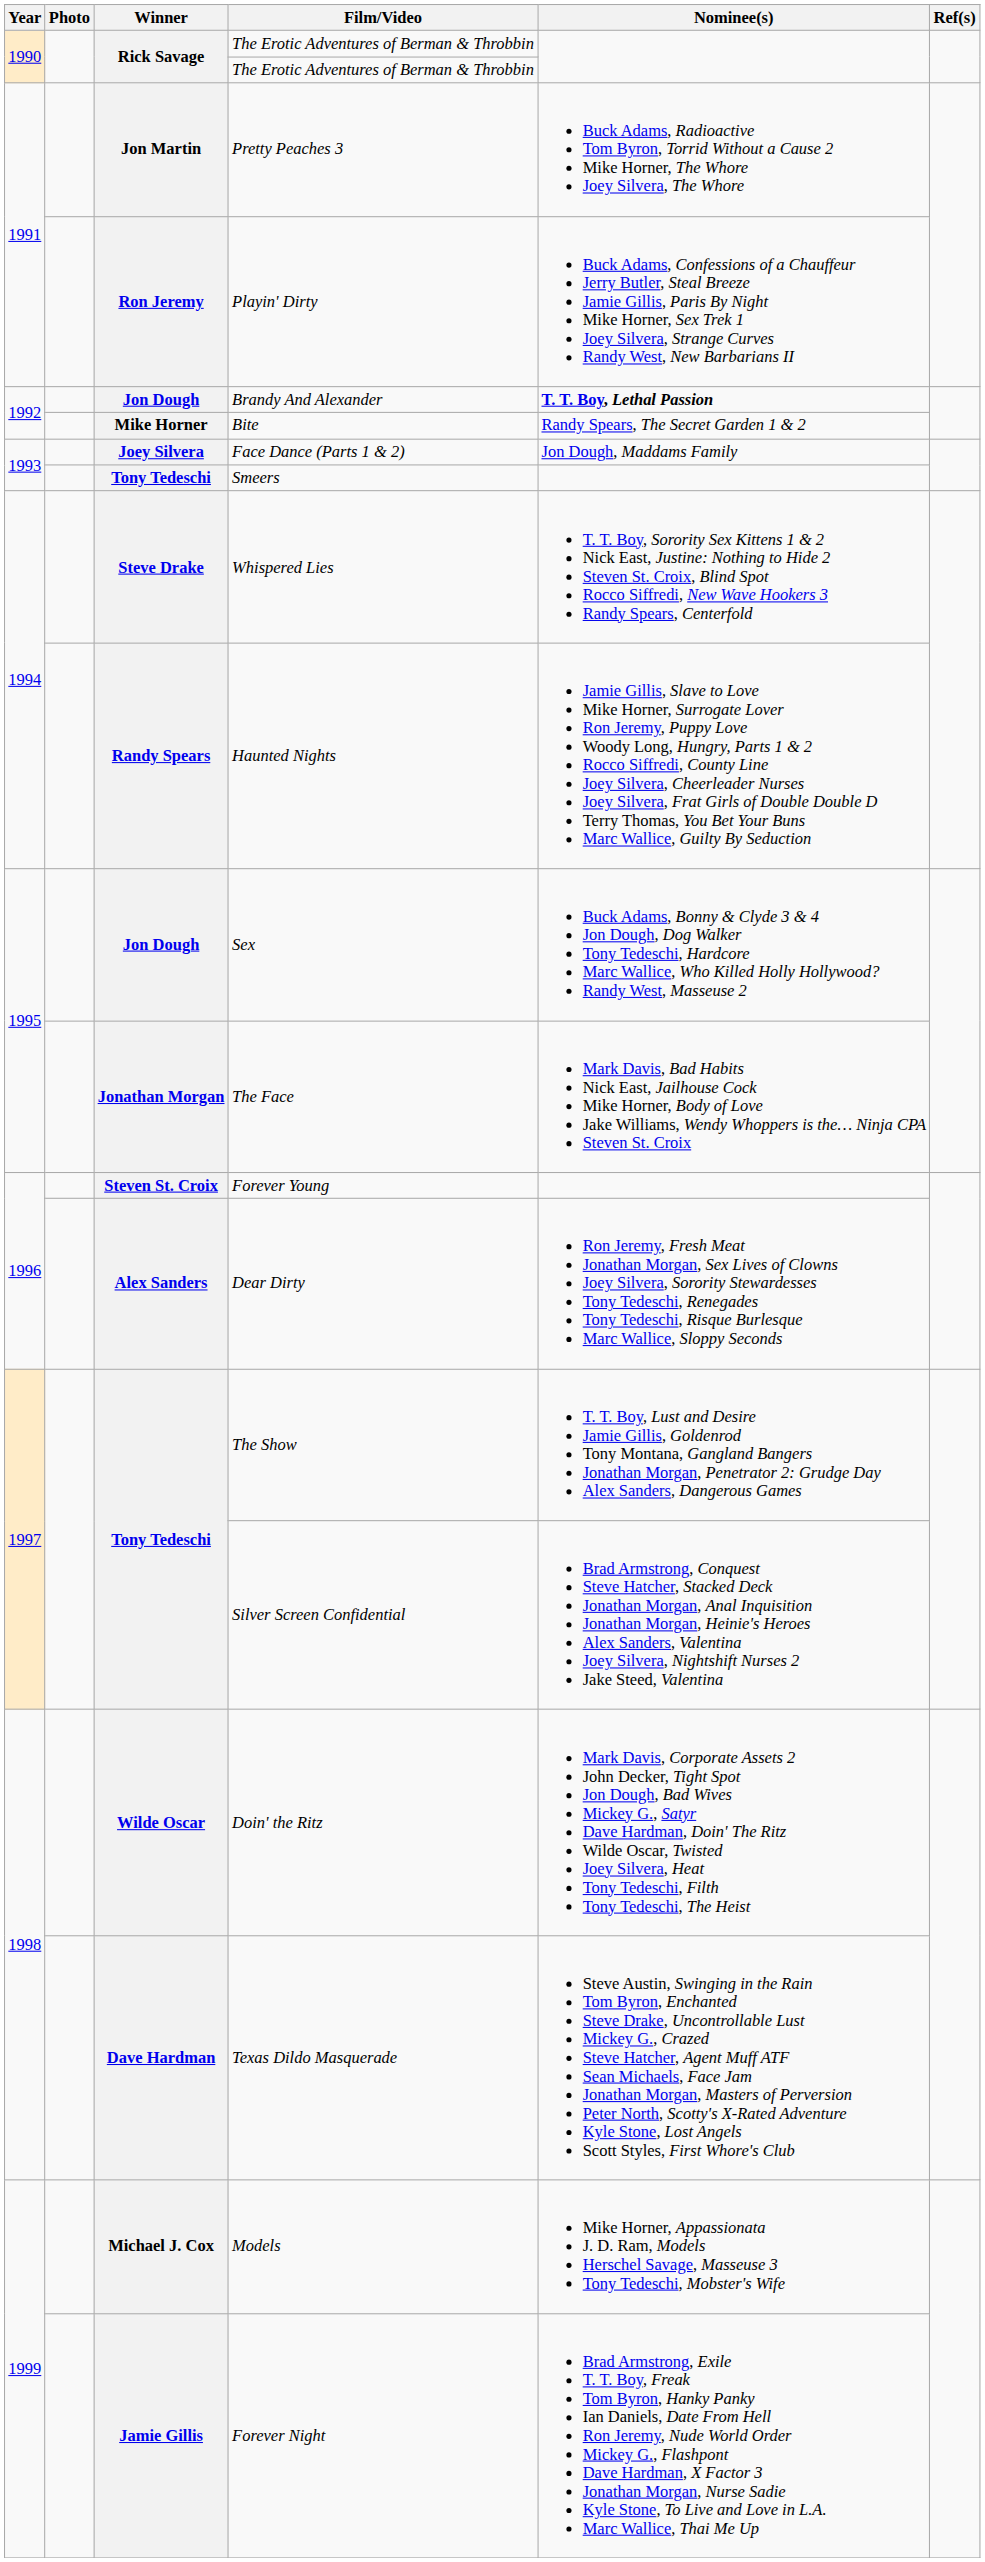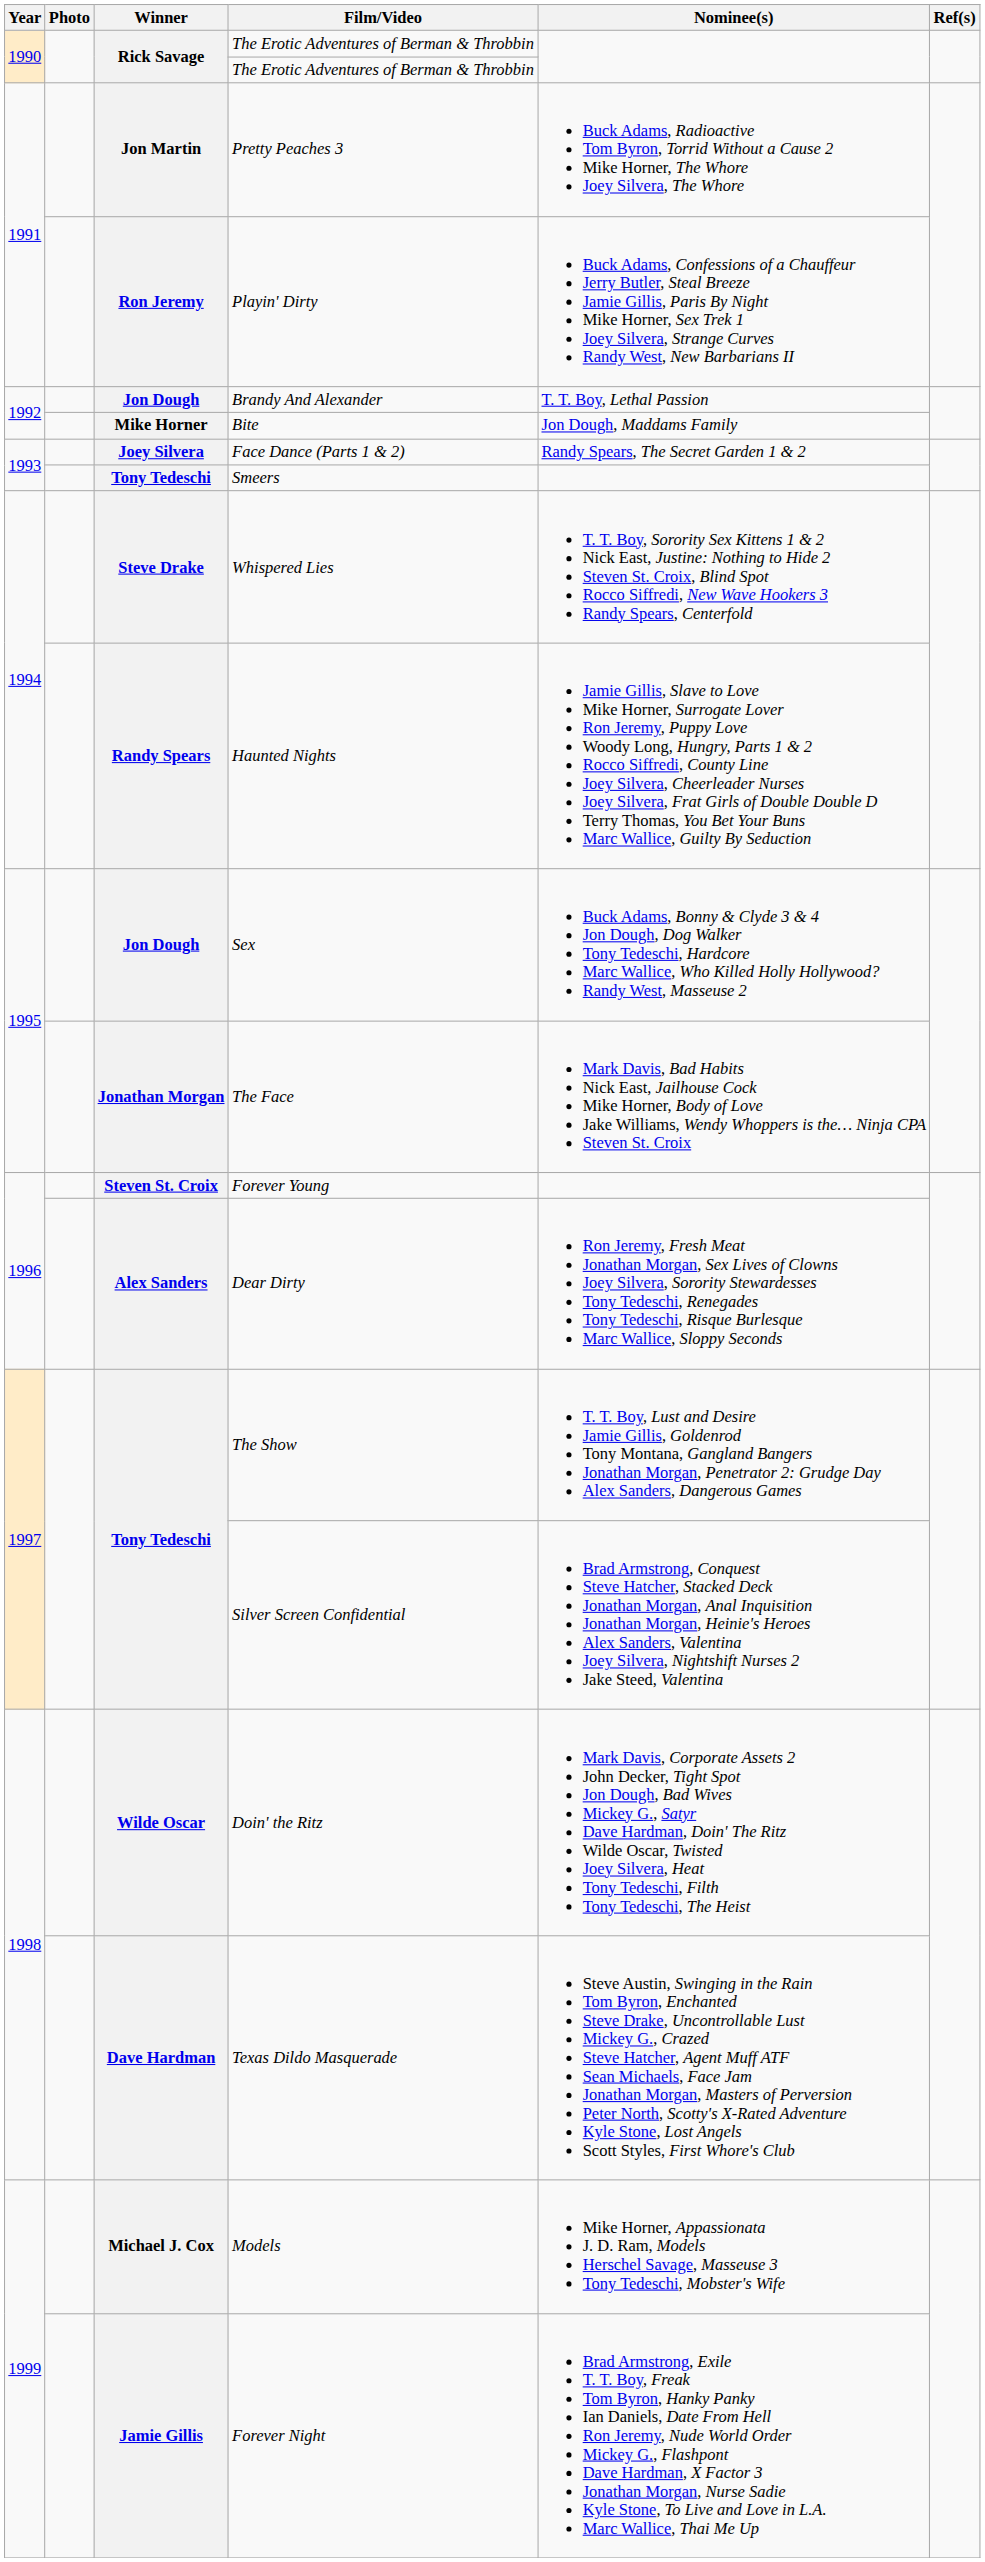(627, 399) bold -> (625, 399) normal
(674, 425) Randy Spears, The Secret Garden 1 & 2 -> (639, 425) Jon Dough, Maddams Family
(639, 451) Jon Dough, Maddams Family -> (674, 451) Randy Spears, The Secret Garden 1 & 2
